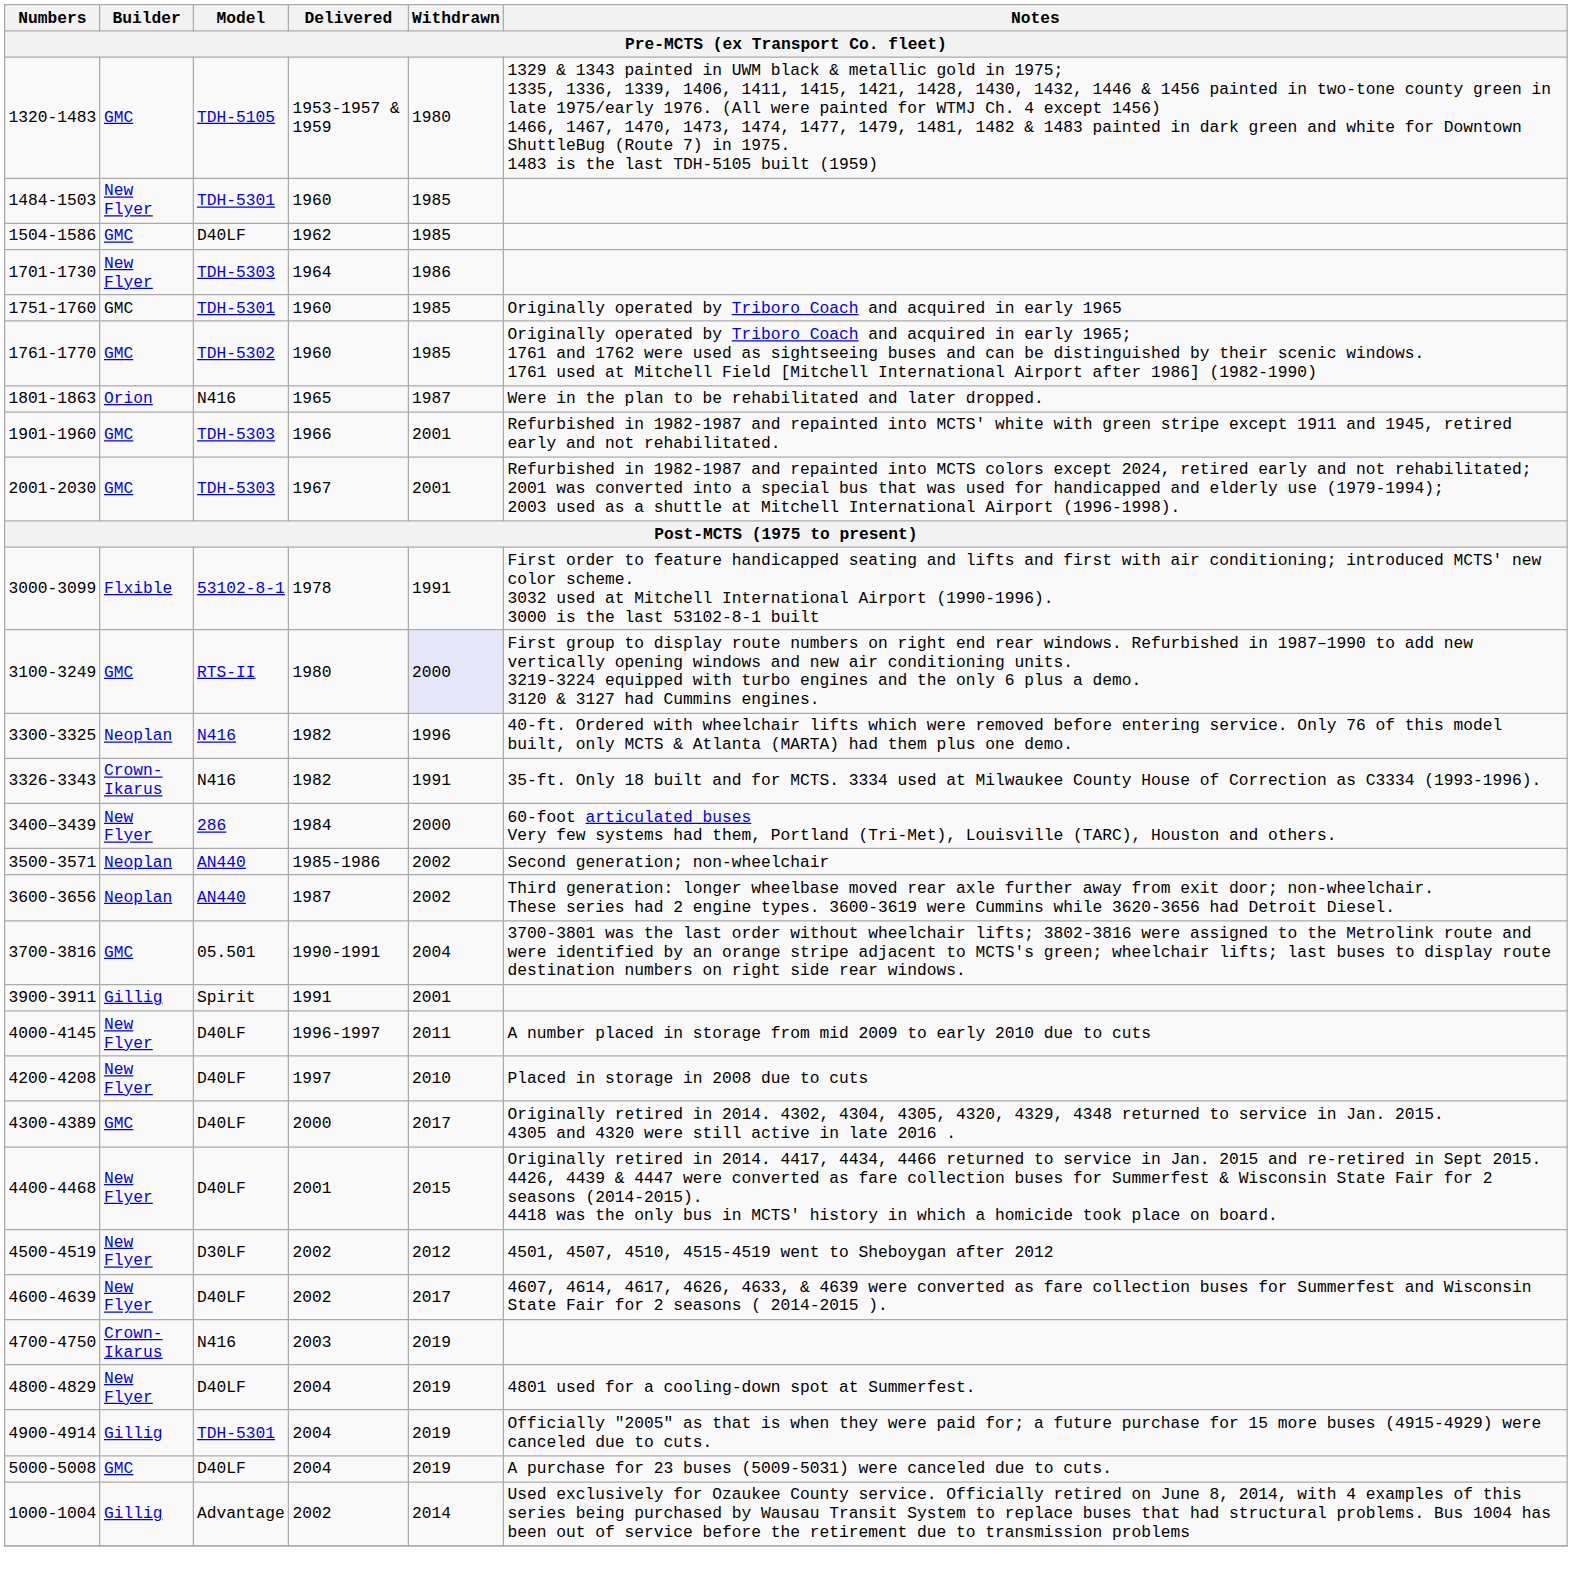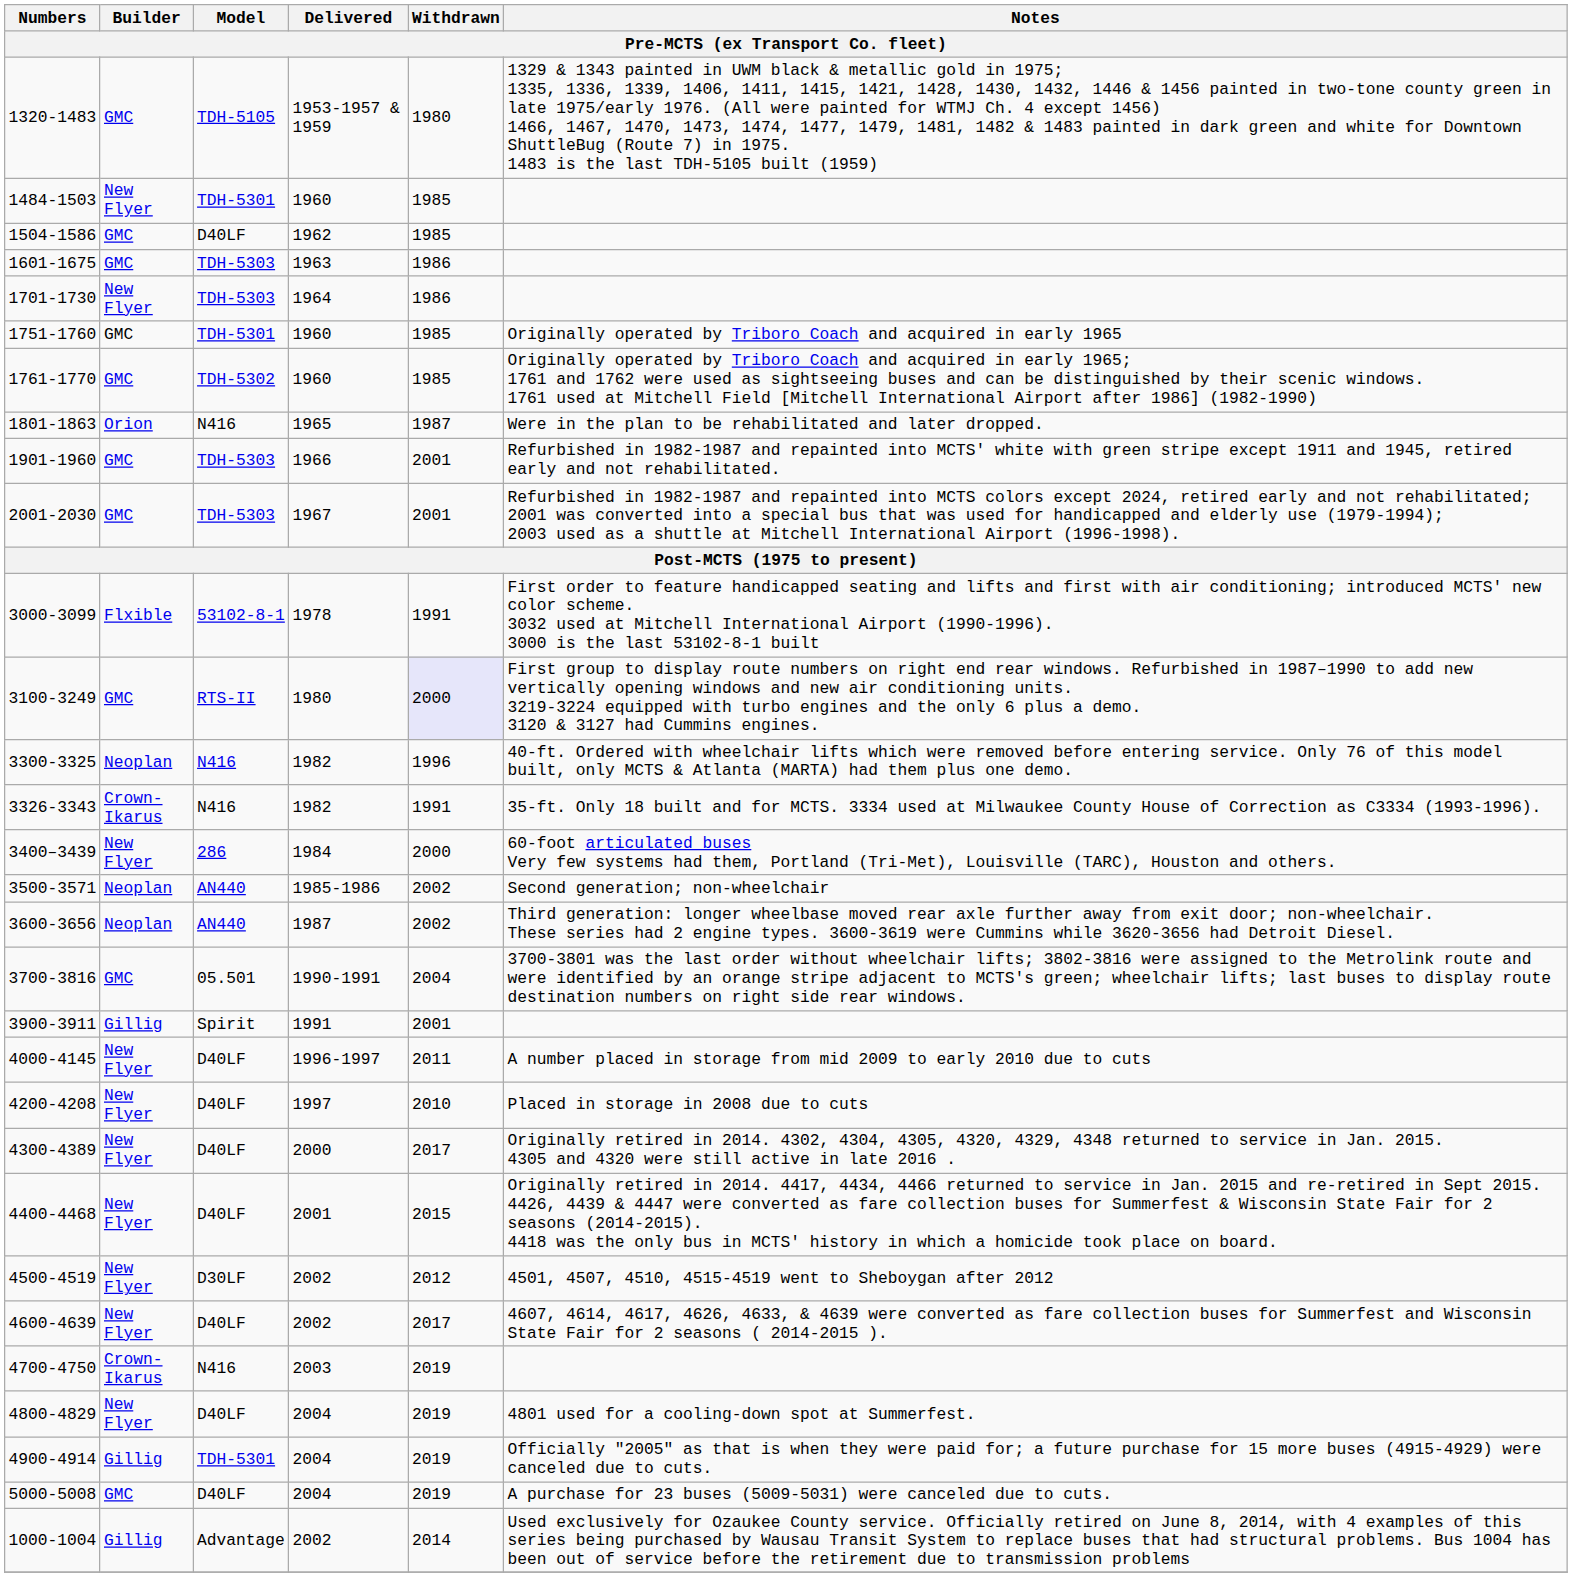+ row: (52, 263)
(119, 1124) GMC -> (128, 1150) New Flyer
